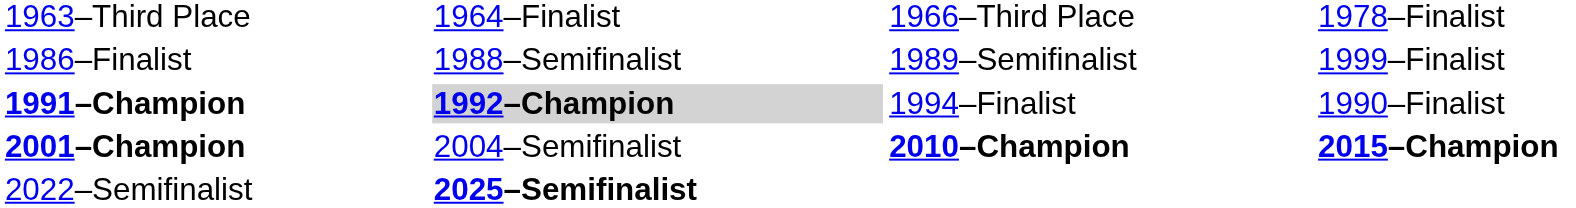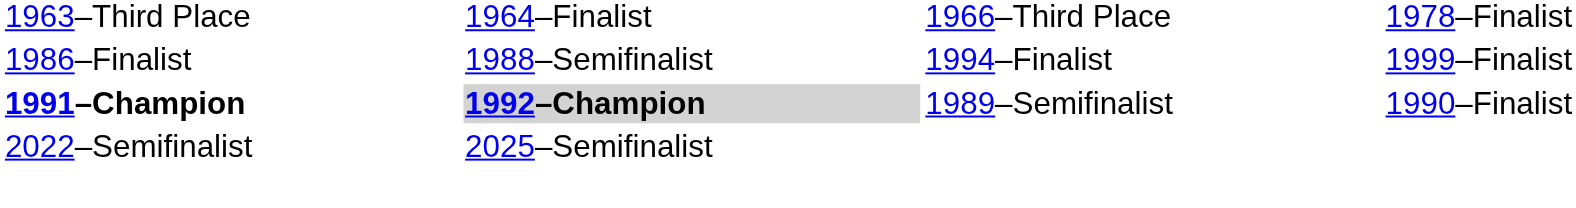(1013, 60) 1989–Semifinalist -> (1019, 60) 1994–Finalist
(982, 103) 1994–Finalist -> (1049, 103) 1989–Semifinalist
- row: (125, 146)
(565, 189) bold -> (589, 146) normal
